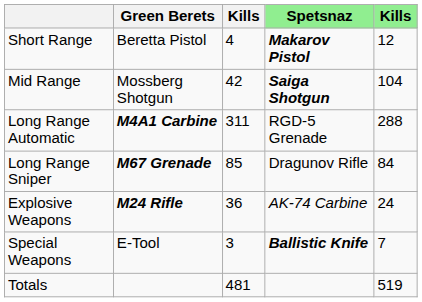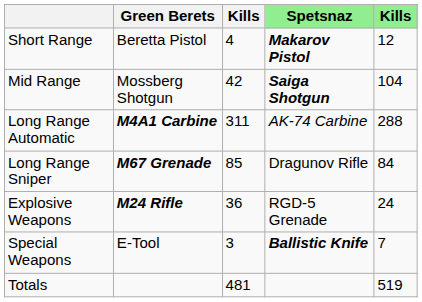(298, 130) RGD-5 Grenade -> (318, 121) AK-74 Carbine
(318, 203) AK-74 Carbine -> (298, 211) RGD-5 Grenade
